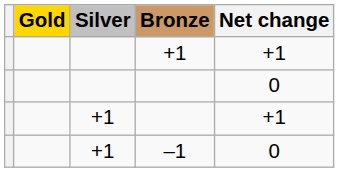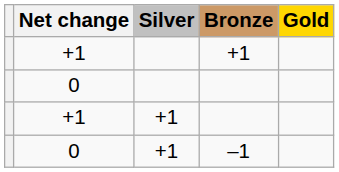columns swapped: (42, 20) <-> (274, 20)
